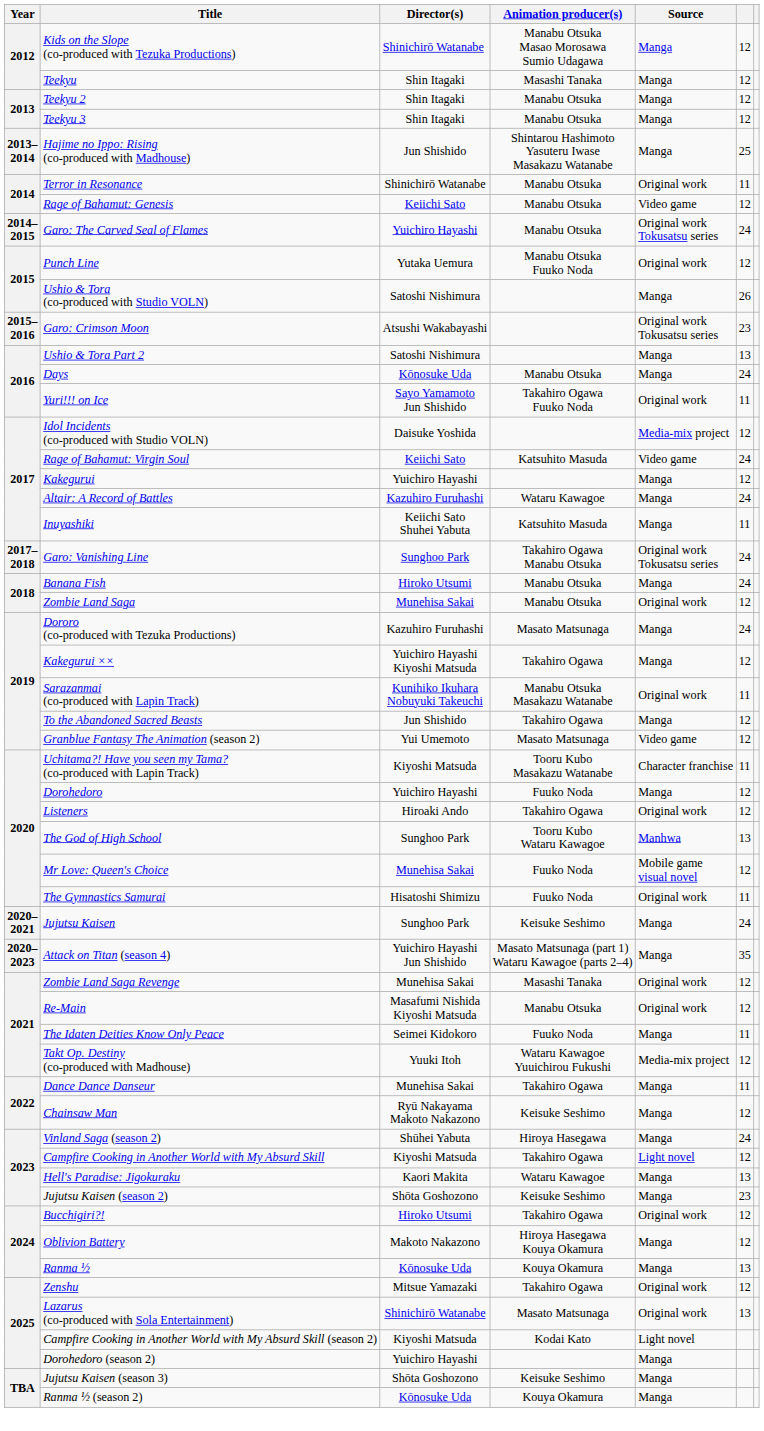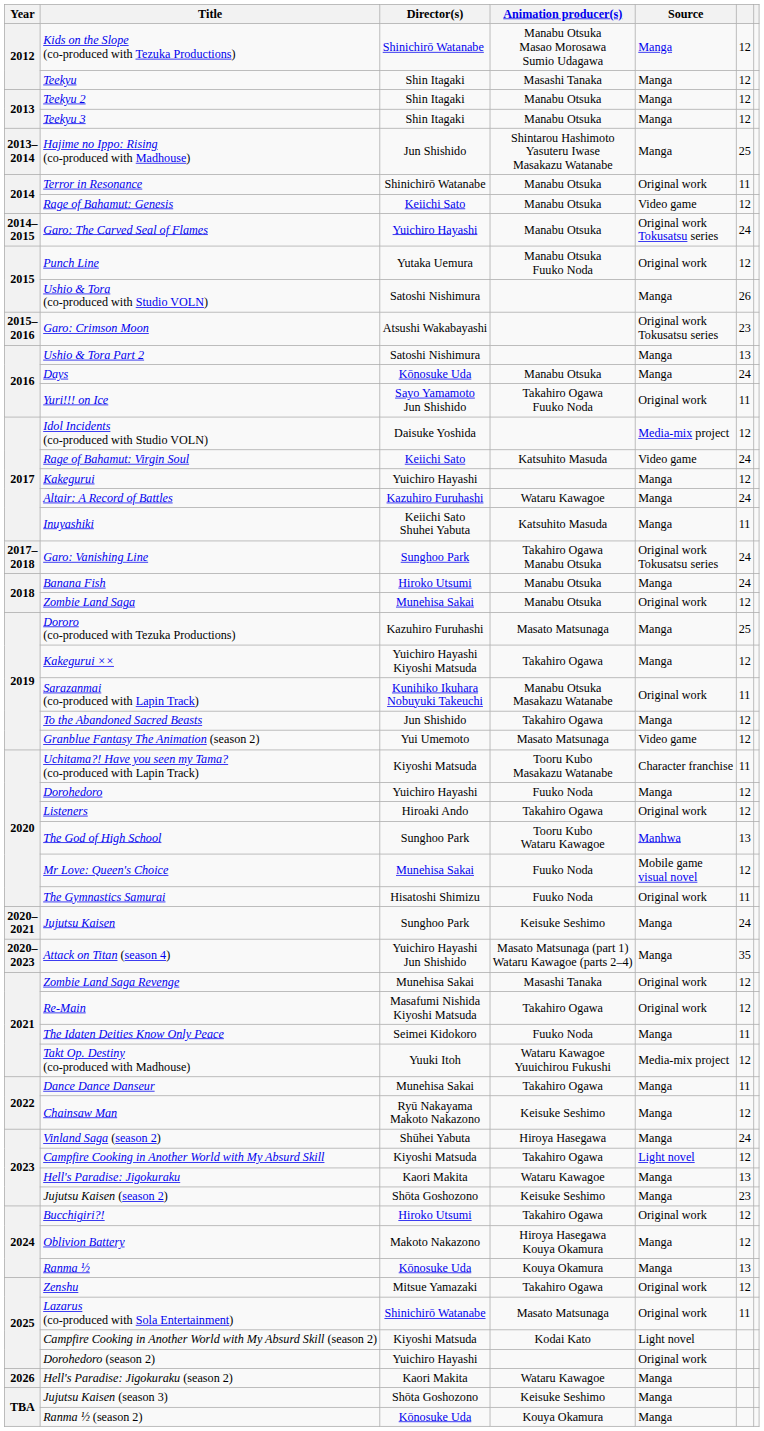(745, 628) 24 -> (745, 628) 25
(563, 1008) Manabu Otsuka -> (563, 1008) Takahiro Ogawa
(745, 1313) 13 -> (745, 1313) 11
(655, 1358) Manga -> (673, 1358) Original work
+ row: (138, 1378)
